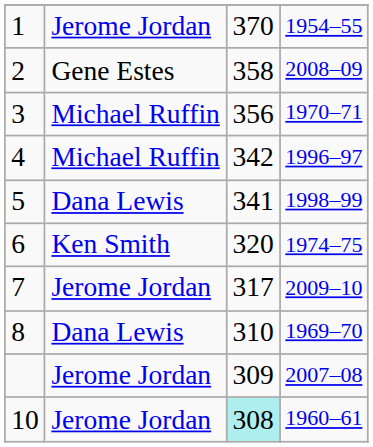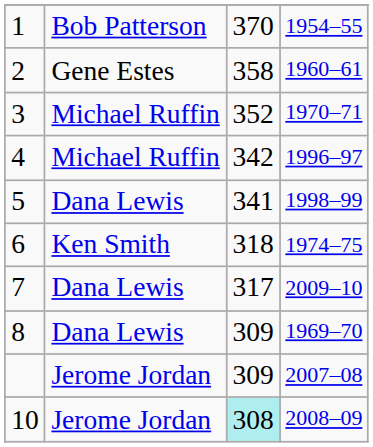(131, 26) Jerome Jordan -> (129, 26) Bob Patterson
(324, 69) 2008–09 -> (324, 69) 1960–61
(253, 113) 356 -> (253, 113) 352
(253, 244) 320 -> (253, 244) 318
(131, 288) Jerome Jordan -> (118, 288) Dana Lewis
(253, 331) 310 -> (253, 331) 309
(324, 419) 1960–61 -> (324, 419) 2008–09
